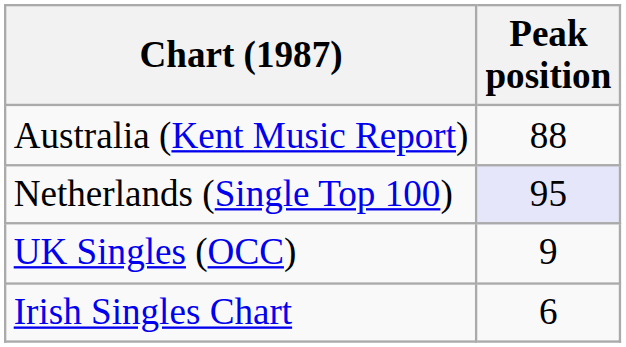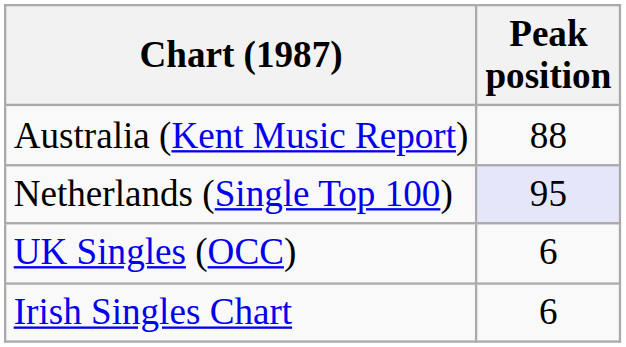(548, 252) 9 -> (548, 252) 6
